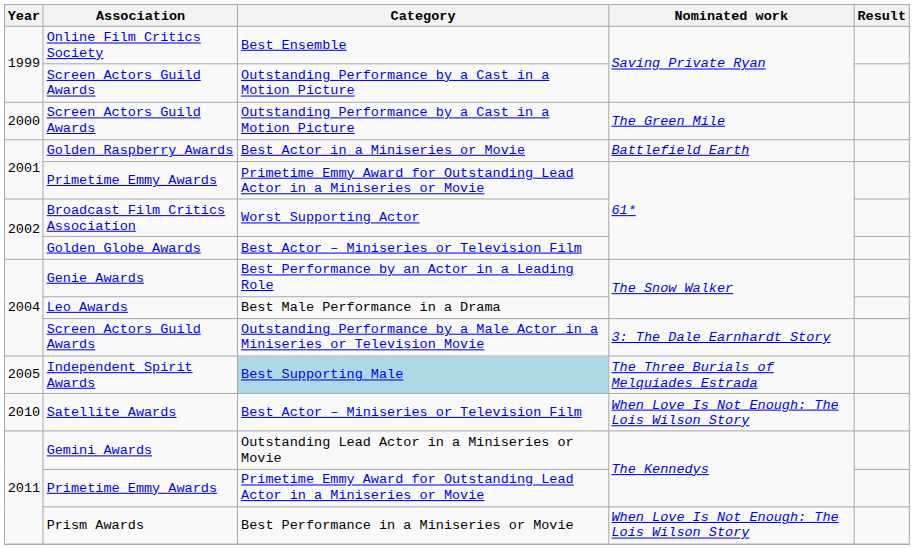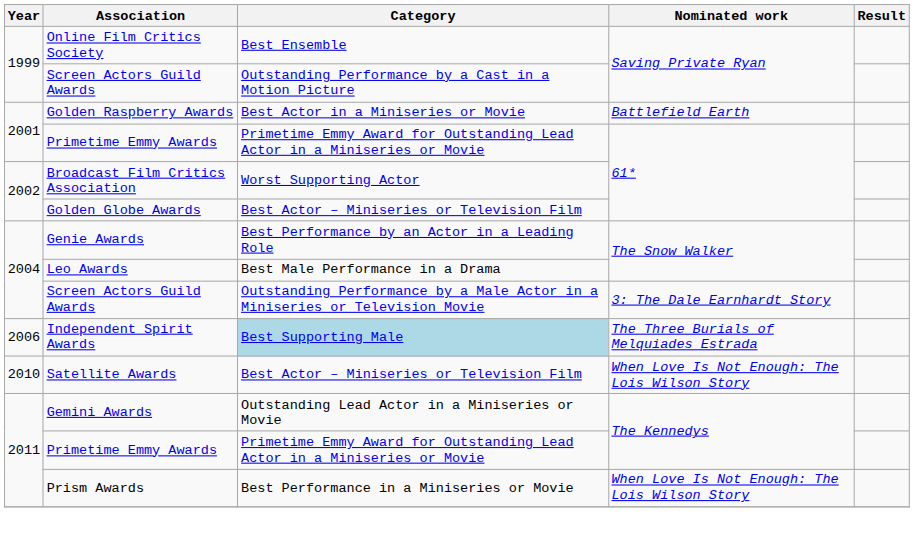- row: (124, 121)
(24, 375) 2005 -> (24, 337) 2006
